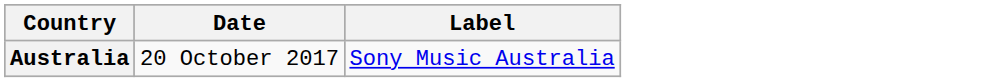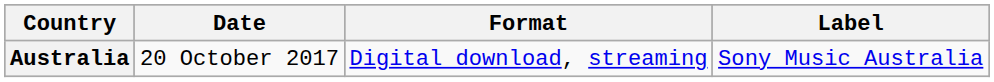+ column: (529, 23)
